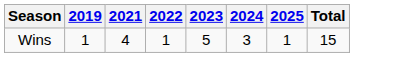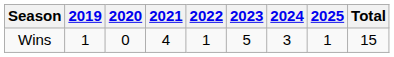+ column: (125, 16)
